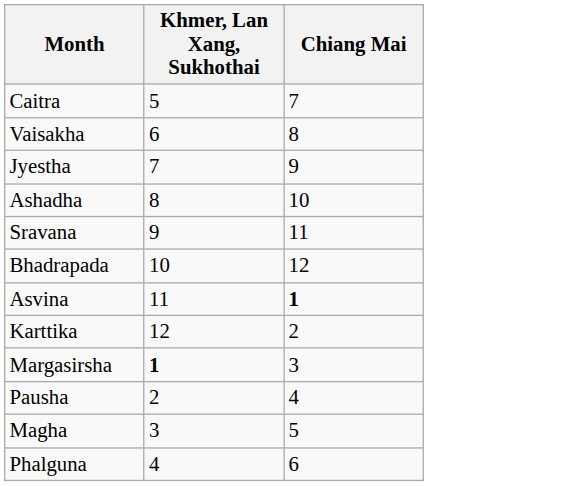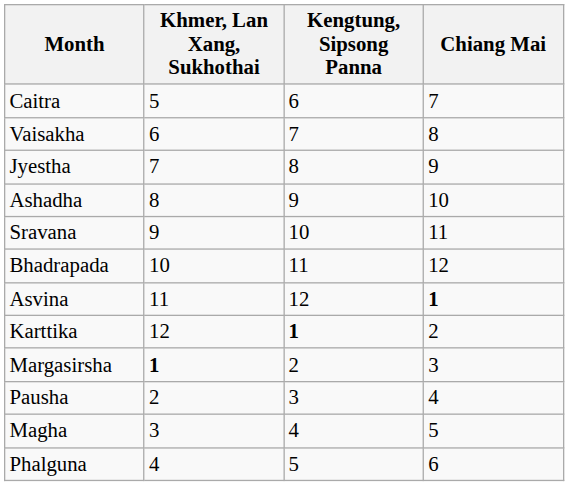+ column: (354, 44)
